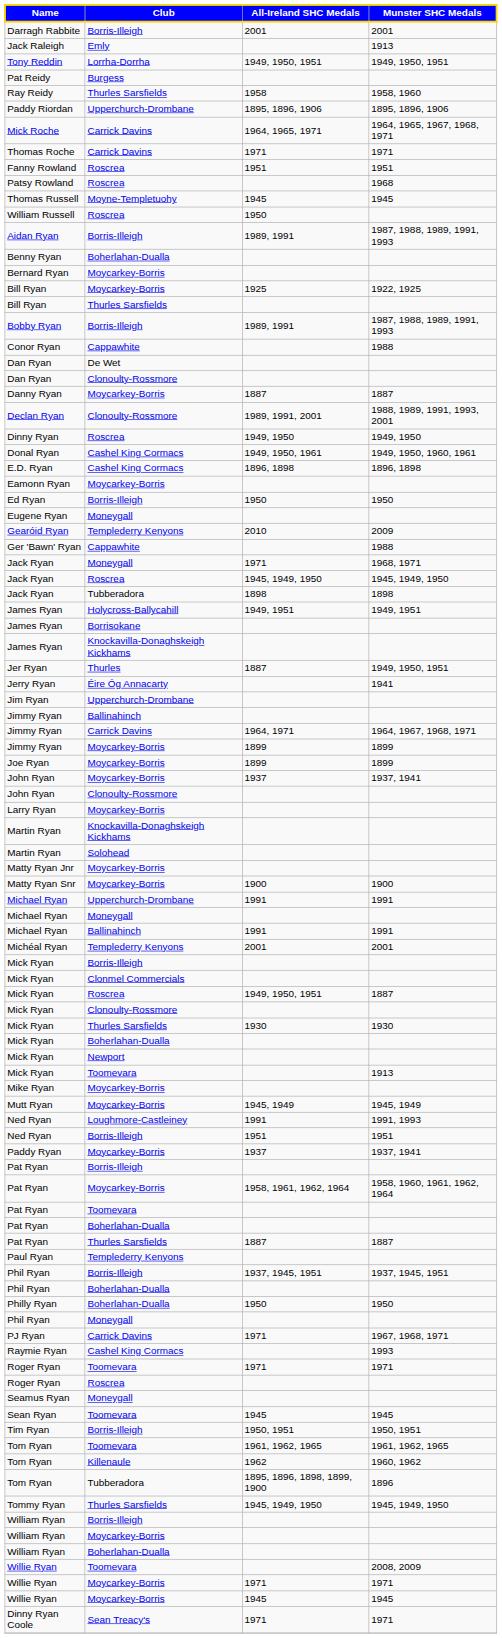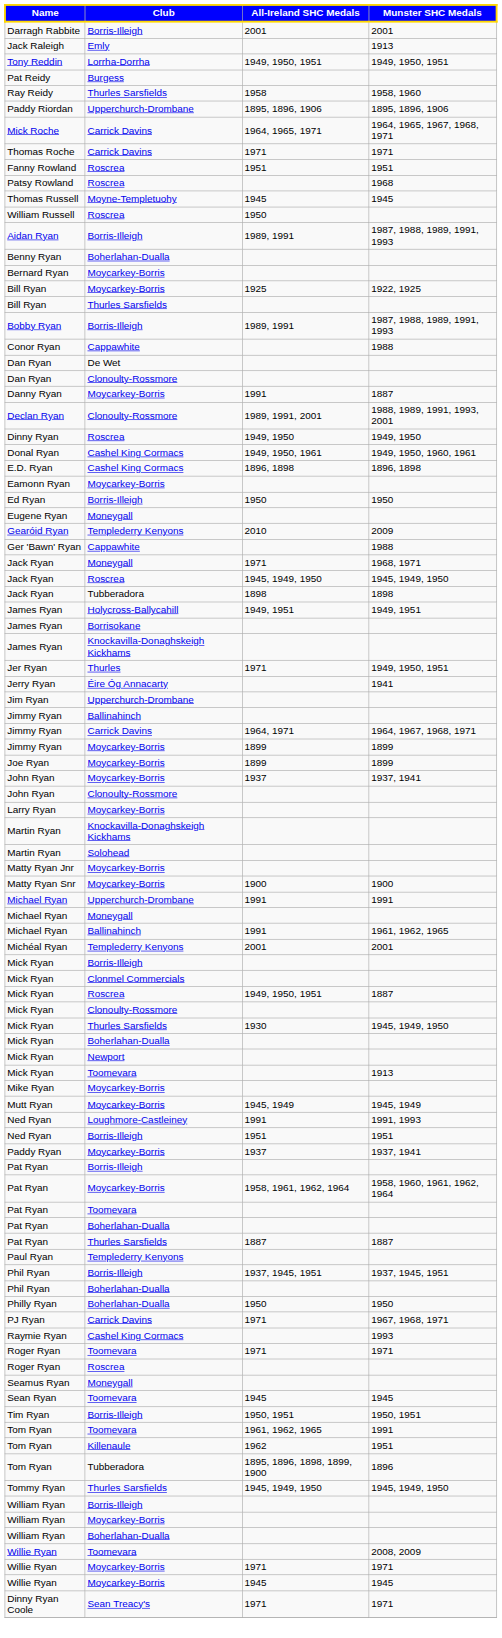(256, 394) 1887 -> (256, 394) 1991
(256, 668) 1887 -> (256, 668) 1971
(382, 931) 1991 -> (410, 931) 1961, 1962, 1965
(382, 1025) 1930 -> (410, 1025) 1945, 1949, 1950
- row: (28, 1320)
(410, 1445) 1961, 1962, 1965 -> (382, 1430) 1991
(396, 1461) 1960, 1962 -> (382, 1445) 1951
